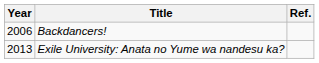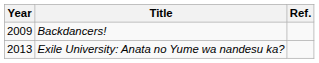(20, 31) 2006 -> (20, 31) 2009
